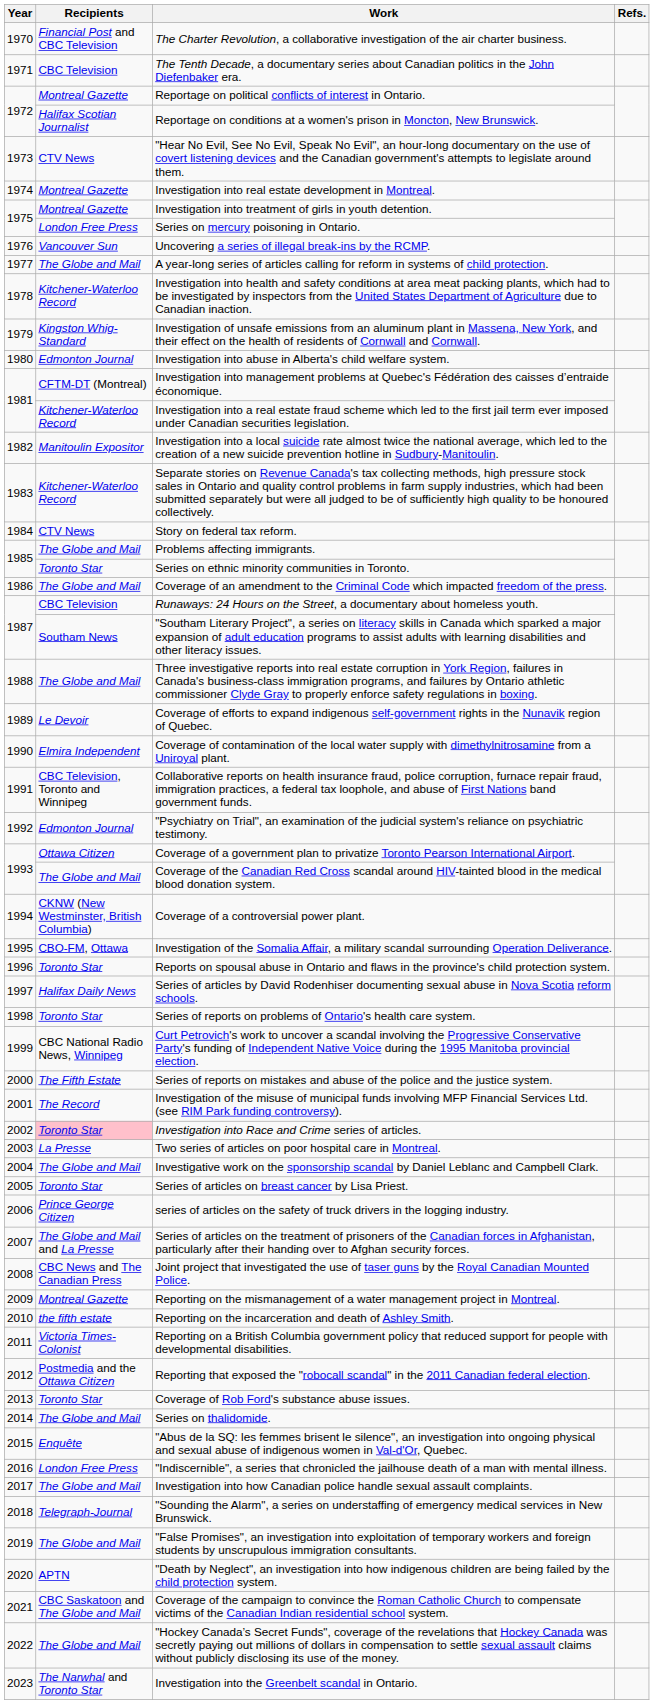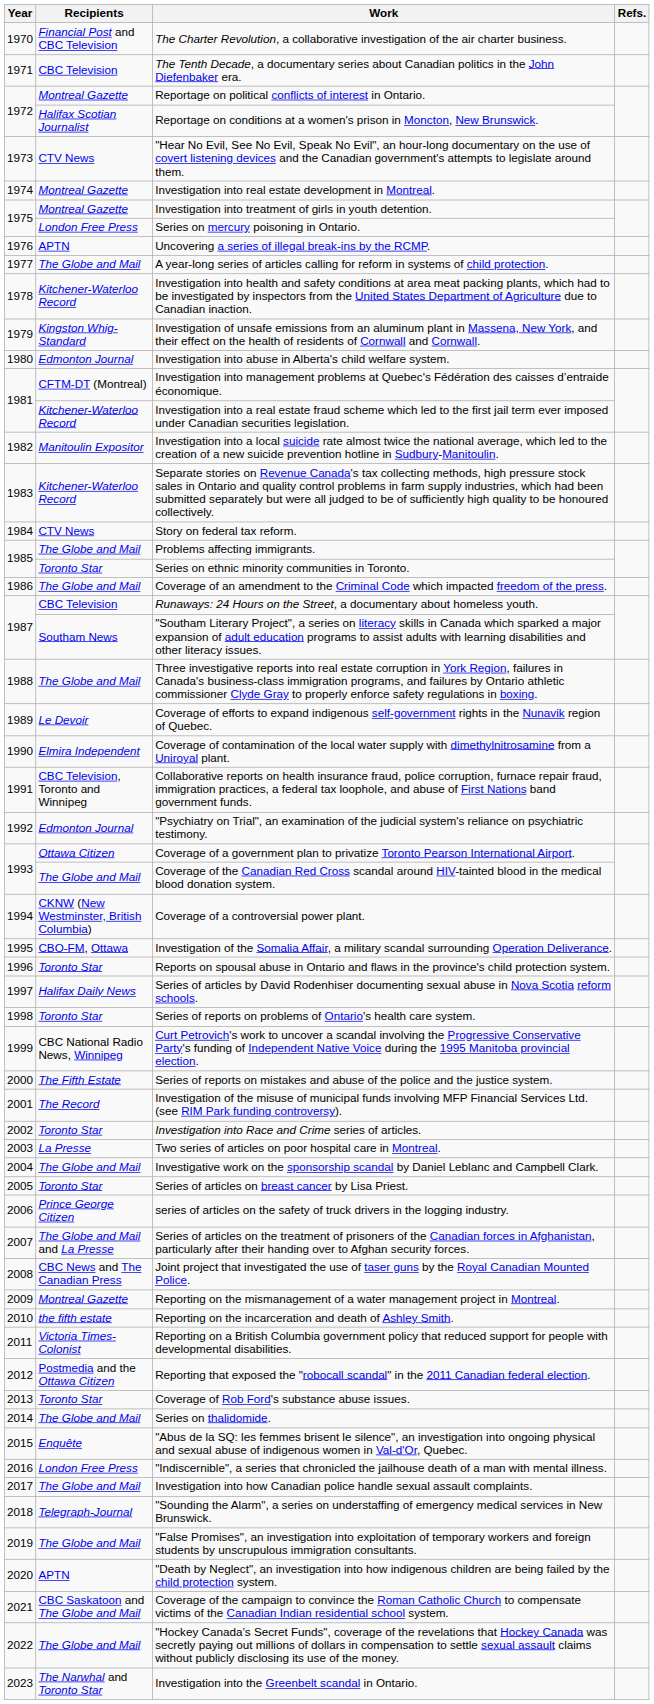(78, 246) Vancouver Sun -> (54, 246) APTN
(70, 1130) pink background -> (70, 1130) no background
